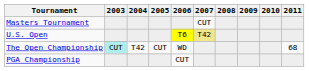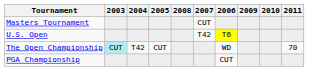columns swapped: (182, 11) <-> (226, 11)
(204, 36) khaki background -> (204, 36) no background
(293, 48) 68 -> (293, 48) 70
